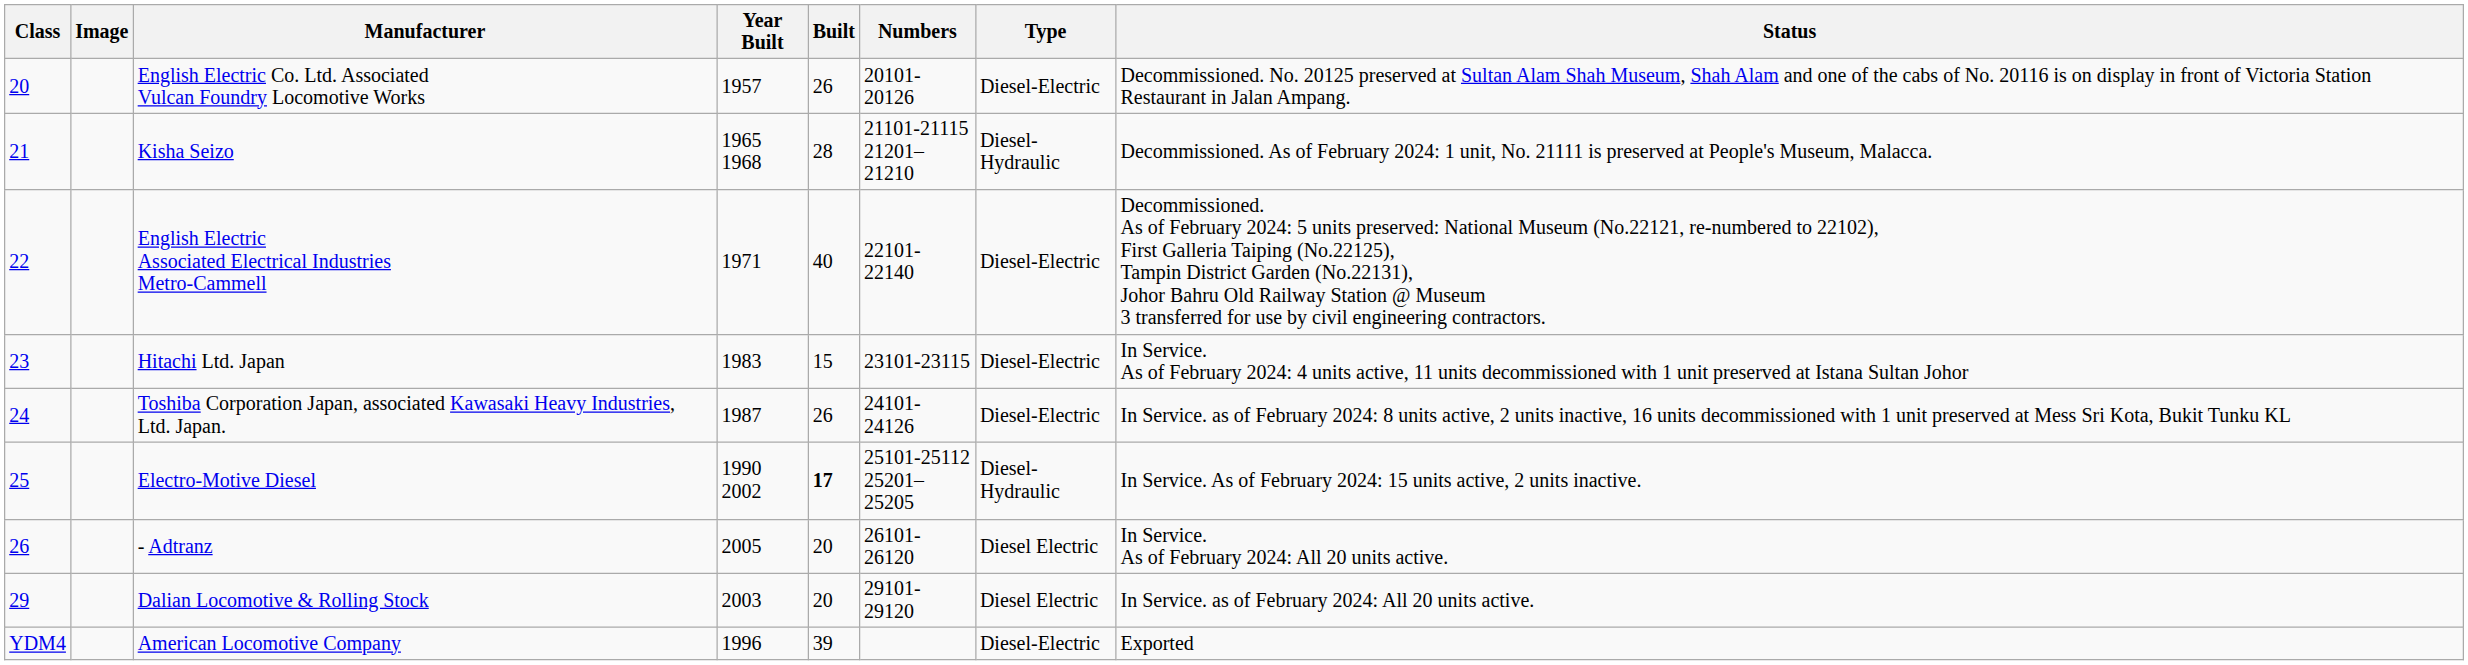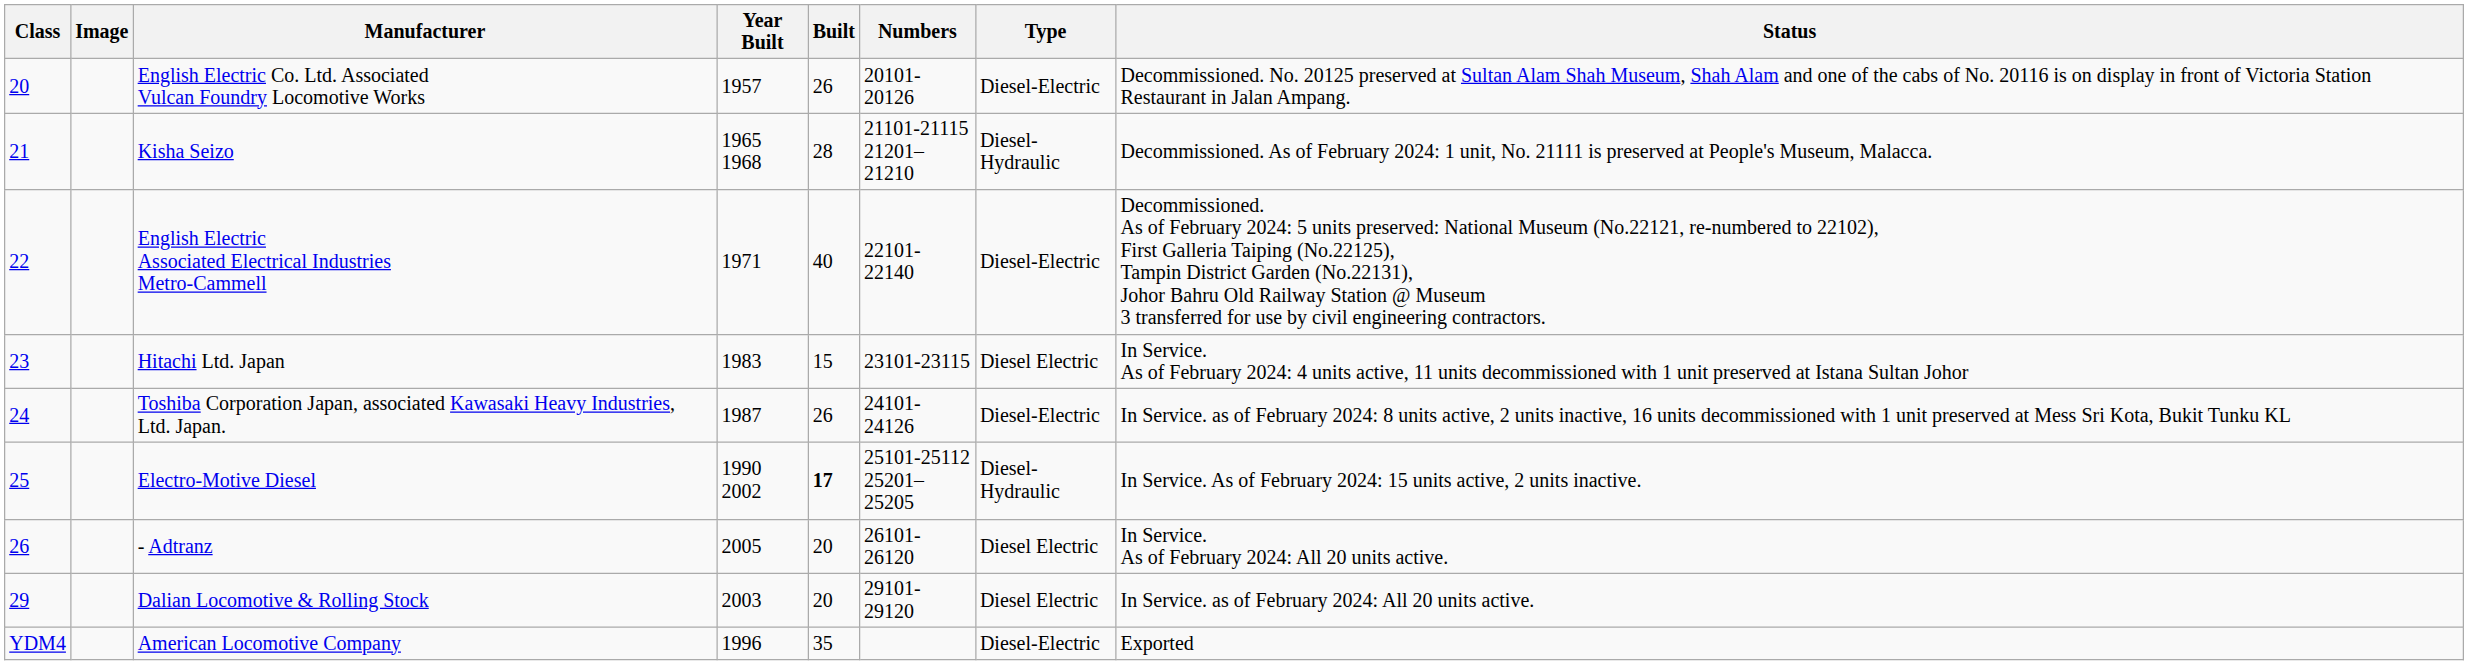(1040, 360) Diesel-Electric -> (1039, 360) Diesel Electric
(823, 643) 39 -> (823, 643) 35
